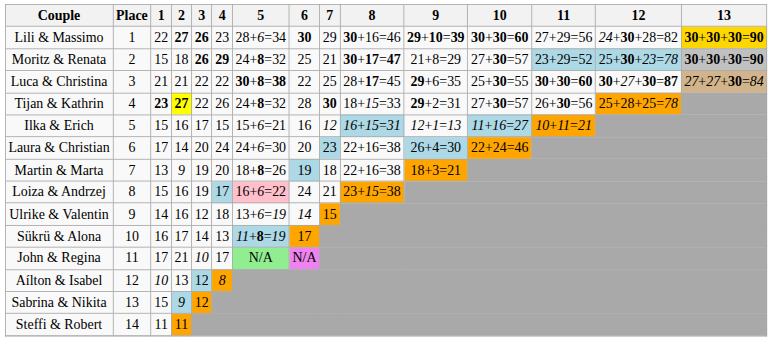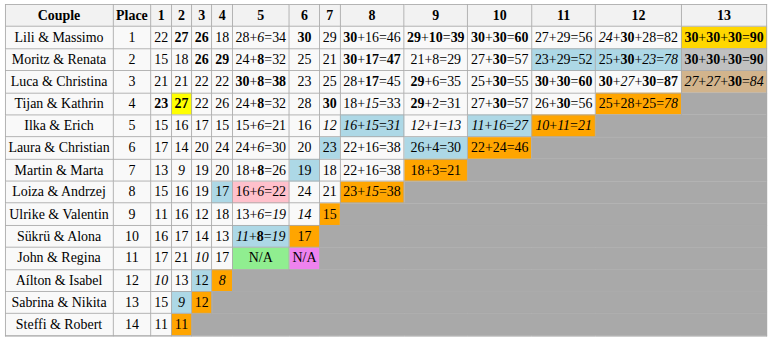(222, 37) 23 -> (222, 37) 18
(304, 81) 22 -> (304, 81) 23
(161, 214) 14 -> (161, 214) 11
